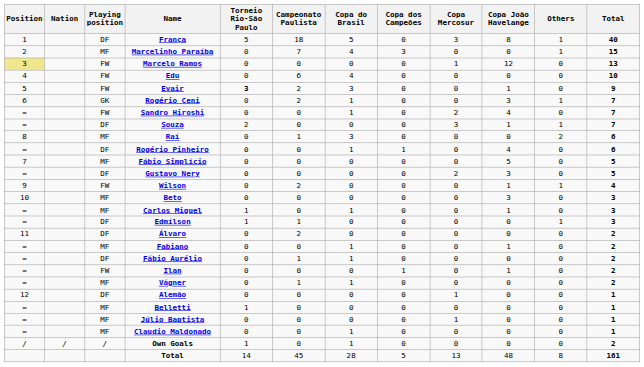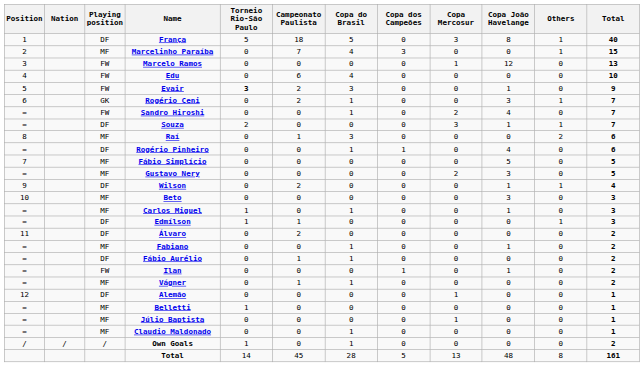(24, 64) khaki background -> (24, 64) no background
(105, 174) DF -> (105, 174) MF
(105, 186) FW -> (105, 186) DF
